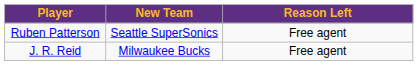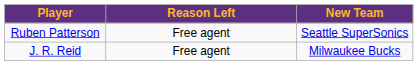columns swapped: (318, 13) <-> (164, 13)
